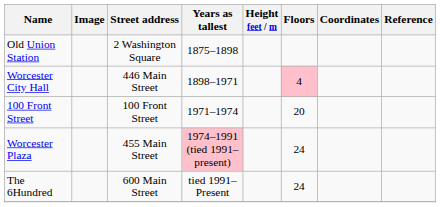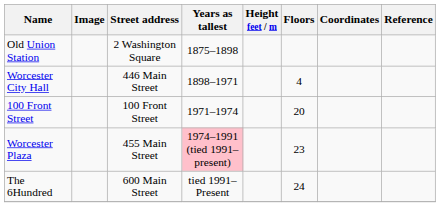(299, 81) pink background -> (299, 81) no background
(299, 149) 24 -> (299, 149) 23
